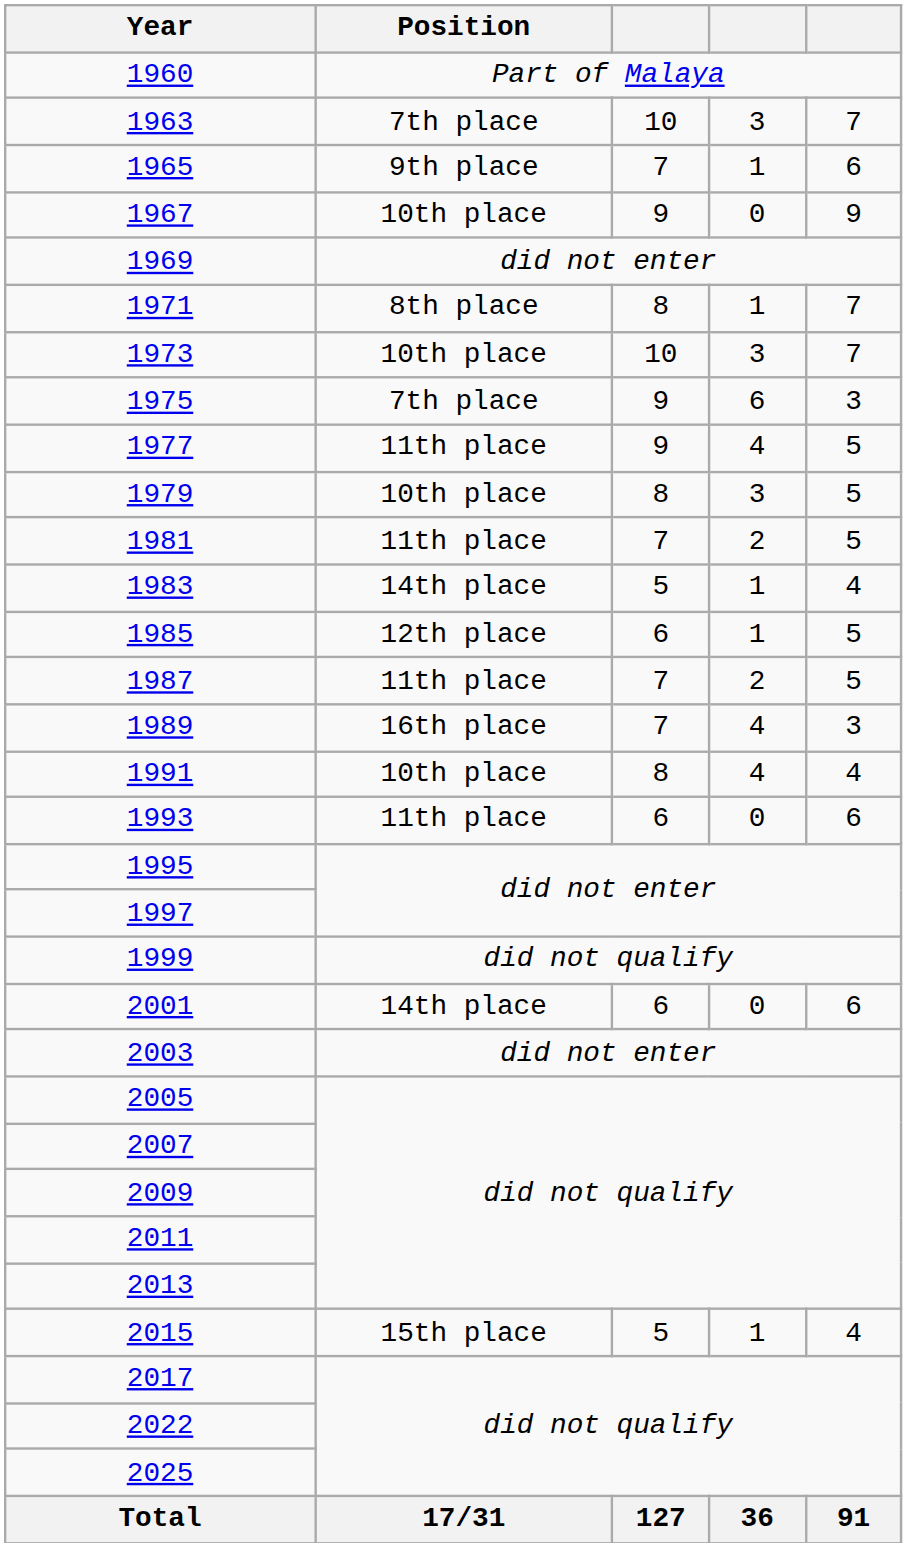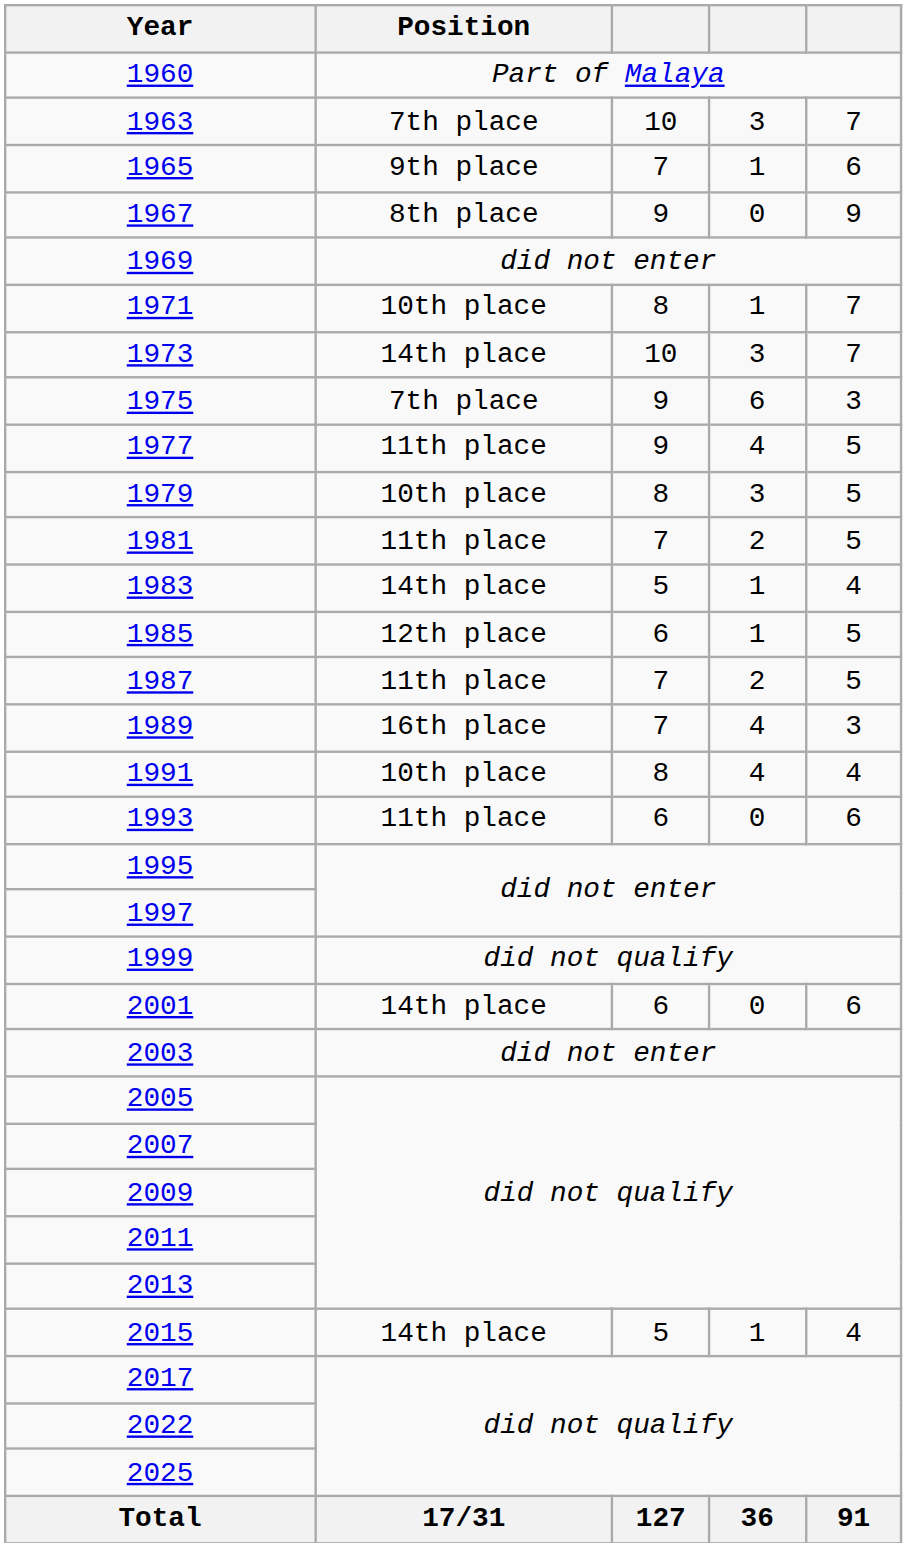(464, 215) 10th place -> (464, 215) 8th place
(464, 308) 8th place -> (464, 308) 10th place
(464, 354) 10th place -> (464, 354) 14th place
(464, 1333) 15th place -> (464, 1333) 14th place
